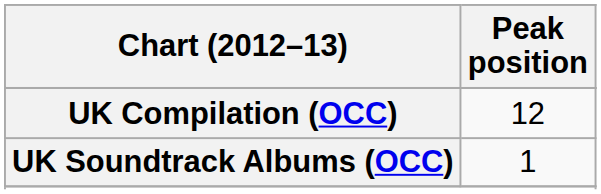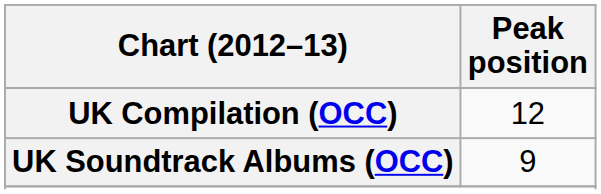(528, 161) 1 -> (528, 161) 9
